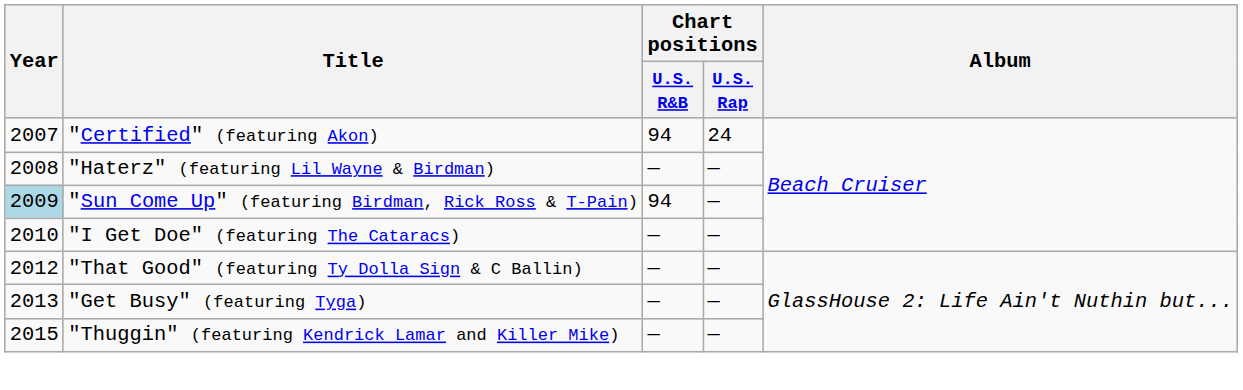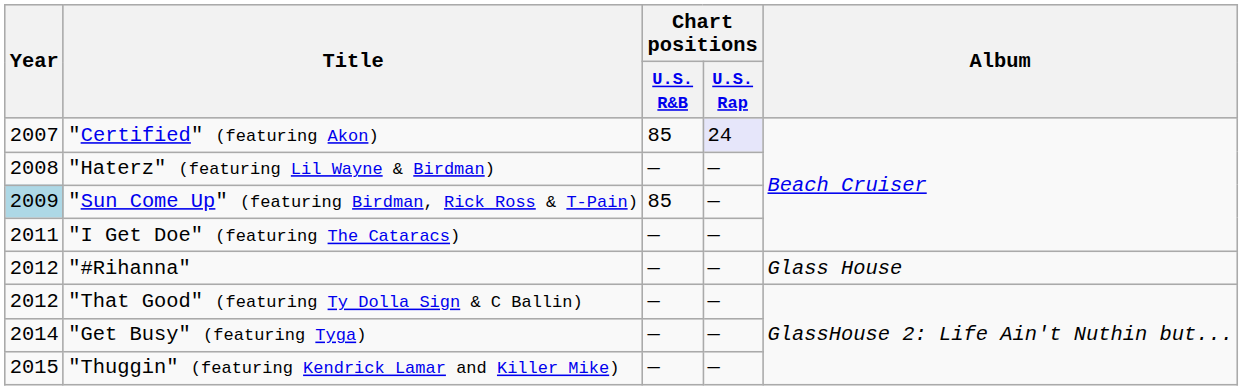(660, 135) 94 -> (660, 135) 85
(720, 135) no background -> (720, 135) lavender background
(660, 202) 94 -> (660, 202) 85
(34, 235) 2010 -> (34, 235) 2011
+ row: (130, 268)
(34, 301) 2013 -> (34, 335) 2014
